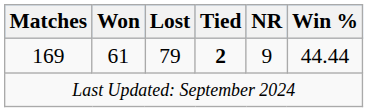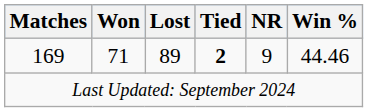(118, 55) 61 -> (118, 55) 71
(170, 55) 79 -> (170, 55) 89
(325, 55) 44.44 -> (325, 55) 44.46
